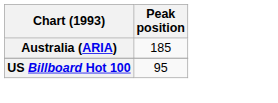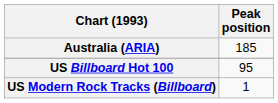+ row: (112, 87)
